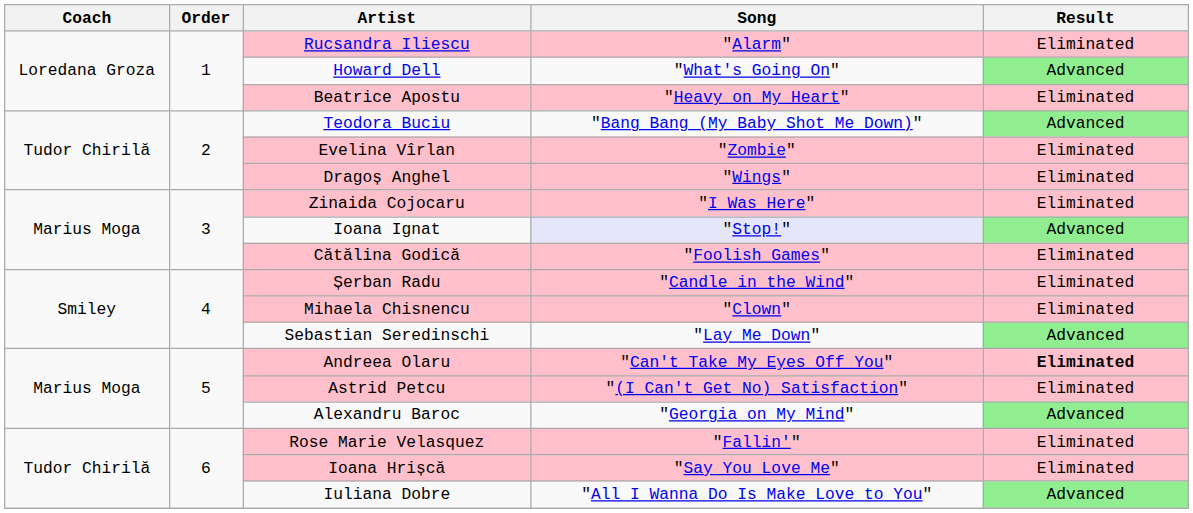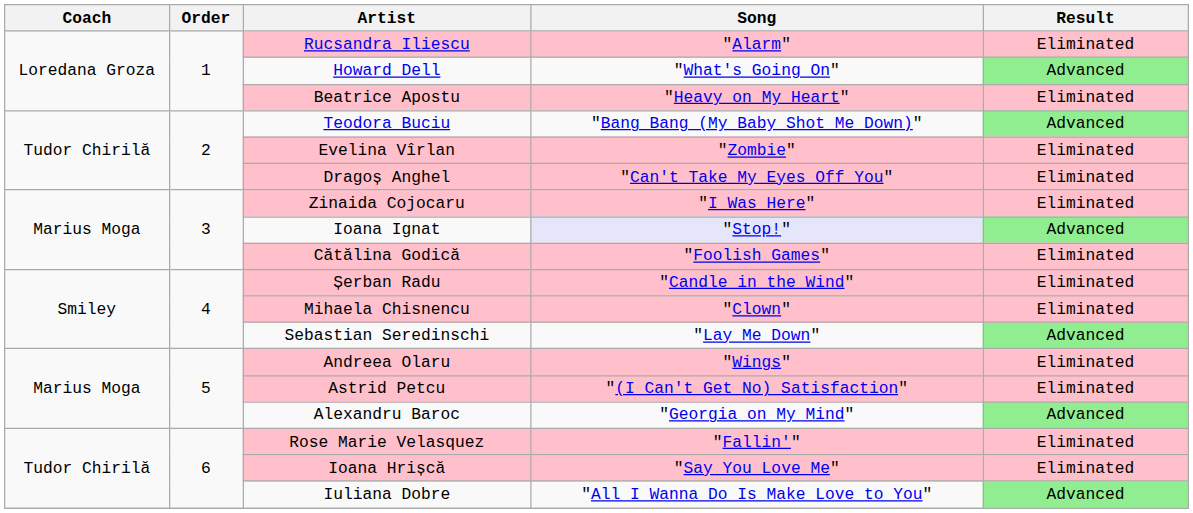(757, 177) "Wings" -> (757, 177) "Can't Take My Eyes Off You"
(757, 362) "Can't Take My Eyes Off You" -> (757, 362) "Wings"
(1086, 362) bold -> (1086, 362) normal
